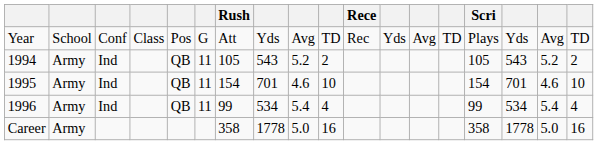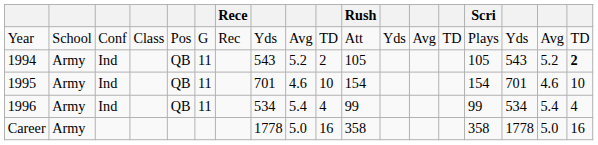columns swapped: (234, 15) <-> (362, 15)
(574, 60) normal -> (574, 60) bold
